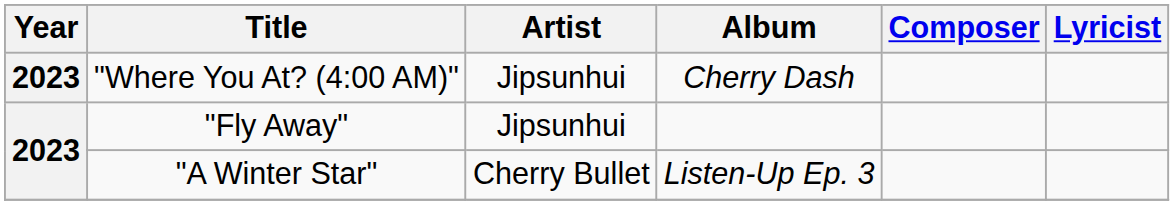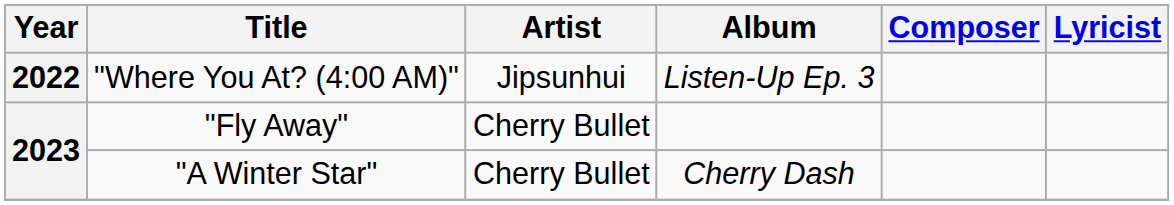(46, 77) 2023 -> (46, 77) 2022
(769, 77) Cherry Dash -> (769, 77) Listen-Up Ep. 3
(561, 125) Jipsunhui -> (561, 125) Cherry Bullet
(769, 174) Listen-Up Ep. 3 -> (769, 174) Cherry Dash
